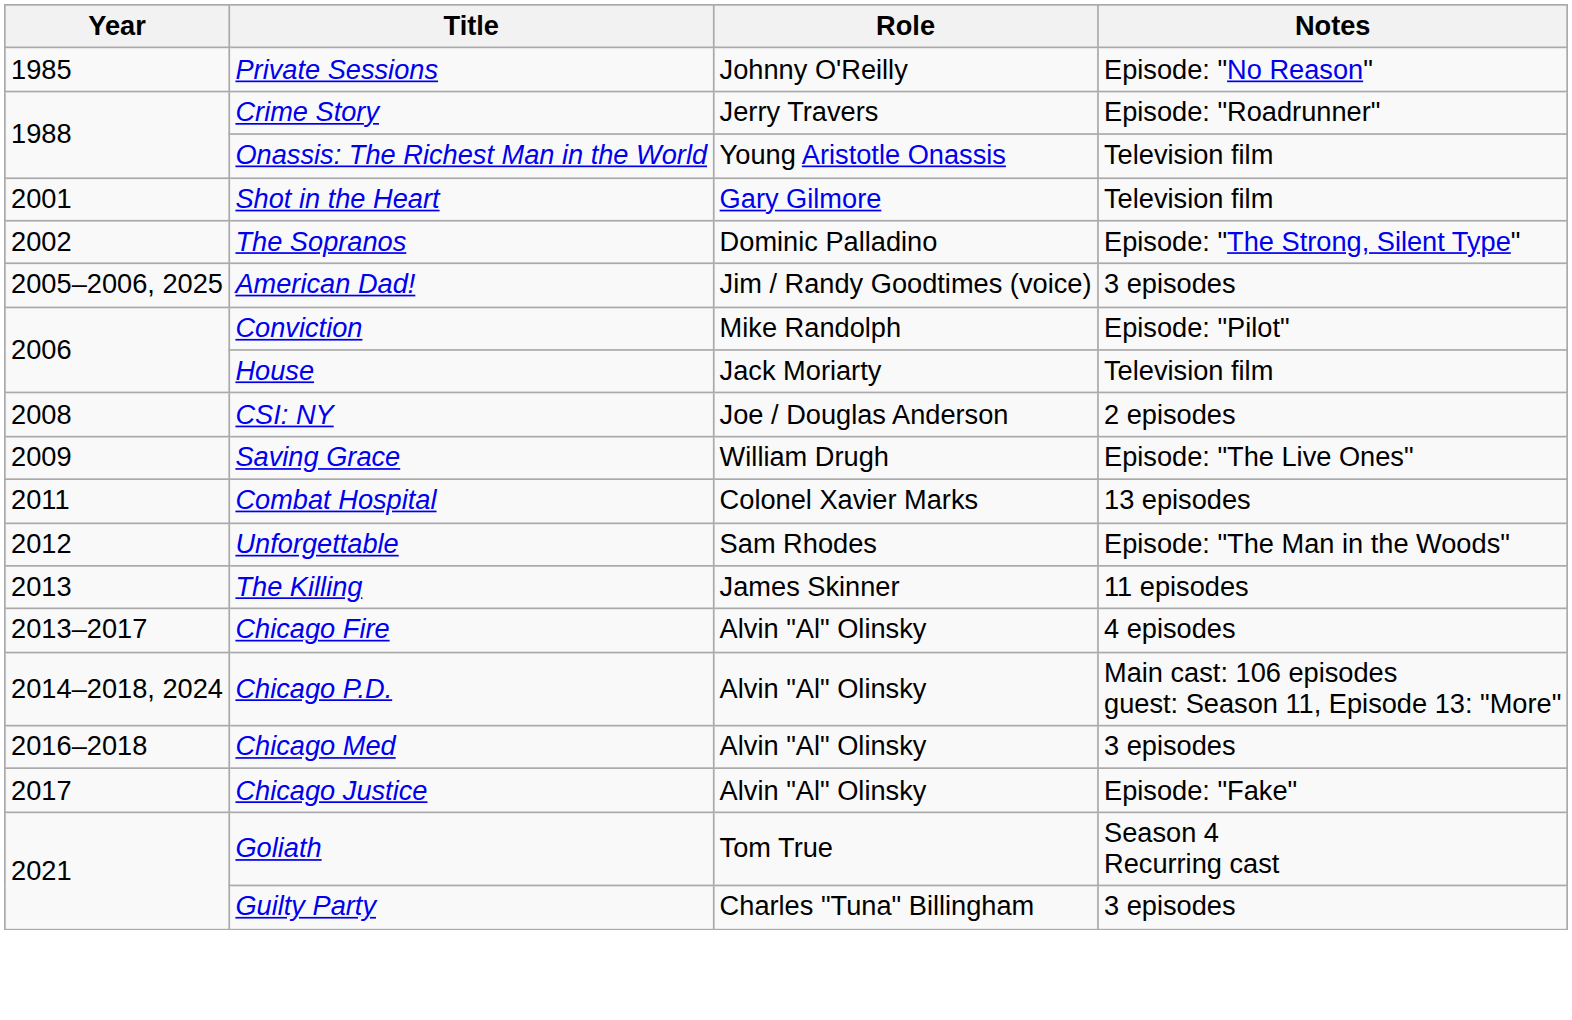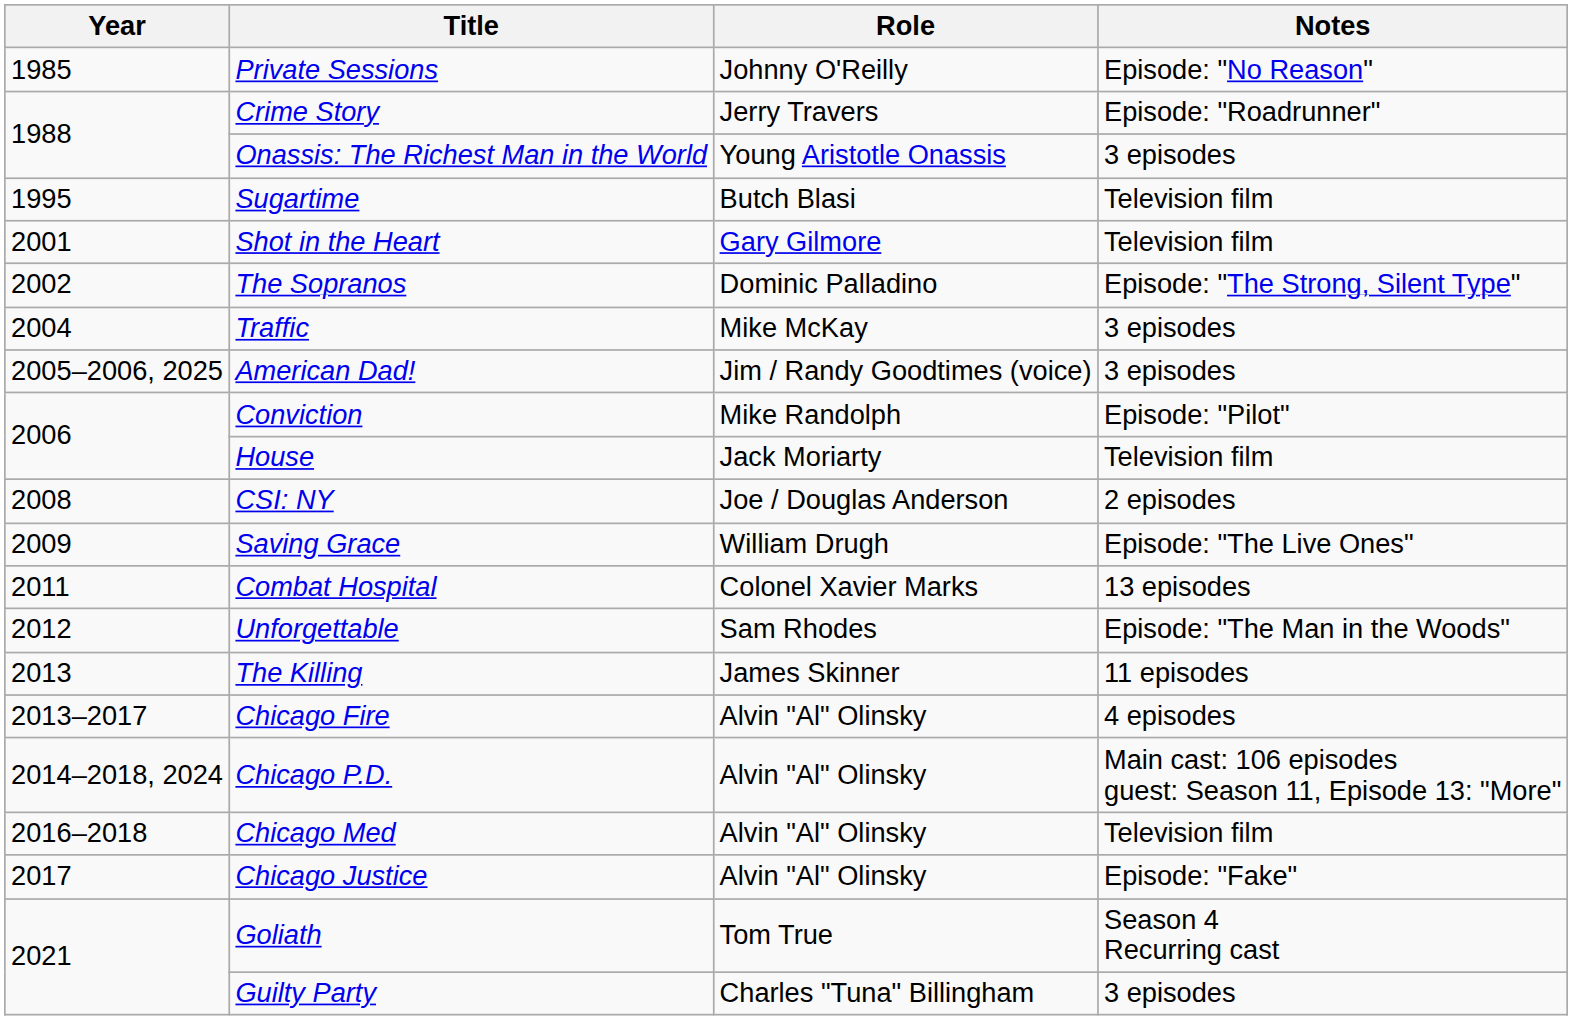(1189, 155) Television film -> (1170, 155) 3 episodes
+ row: (297, 198)
+ row: (272, 328)
(1170, 746) 3 episodes -> (1189, 833) Television film
